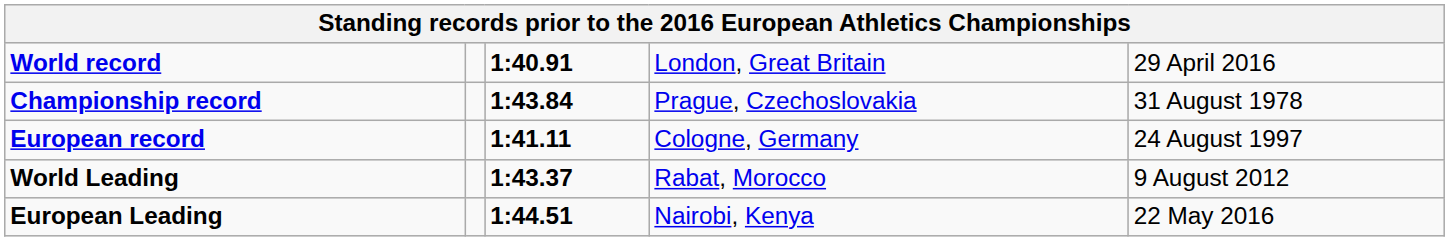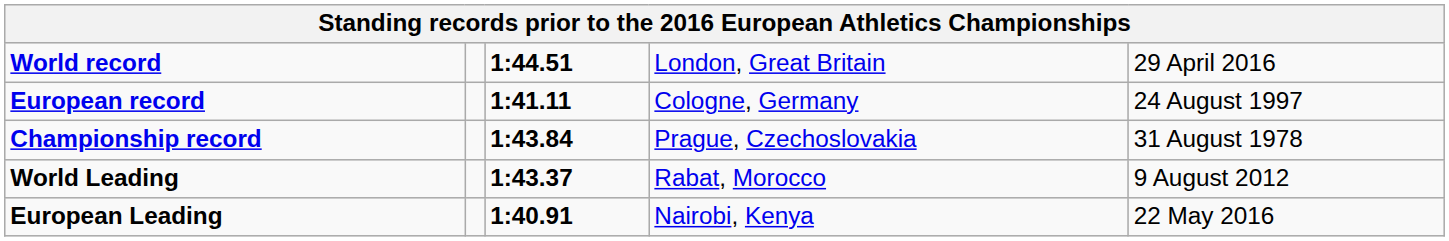(531, 62) 1:40.91 -> (531, 62) 1:44.51
rows swapped: (108, 139) <-> (136, 100)
(531, 216) 1:44.51 -> (531, 216) 1:40.91
